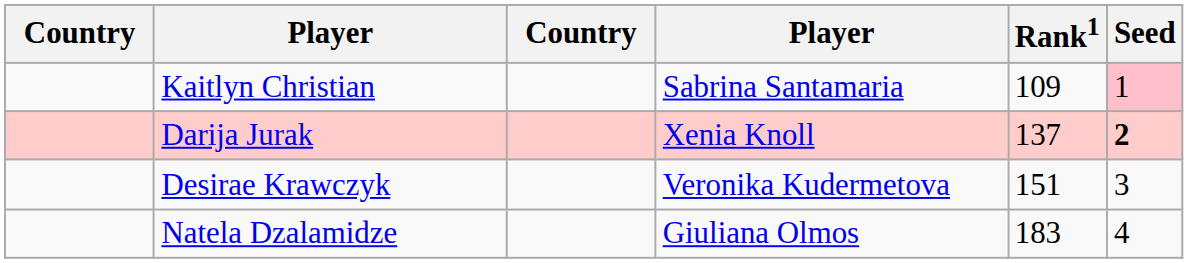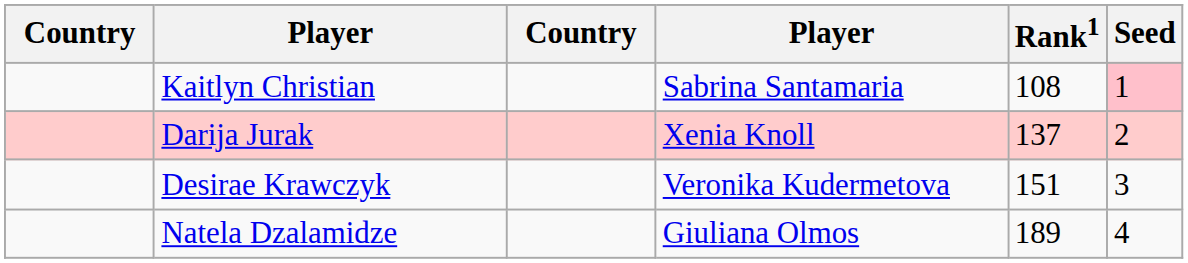(1038, 86) 109 -> (1038, 86) 108
(1122, 135) bold -> (1122, 135) normal
(1038, 233) 183 -> (1038, 233) 189
